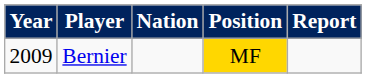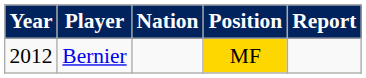(31, 55) 2009 -> (31, 55) 2012
